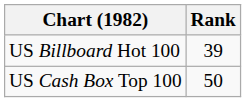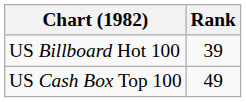(213, 81) 50 -> (213, 81) 49
